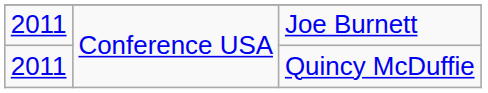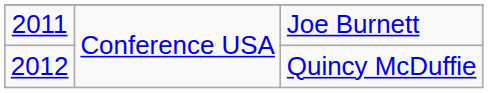(39, 66) 2011 -> (40, 66) 2012
